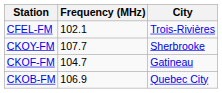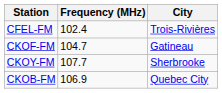(74, 29) 102.1 -> (74, 29) 102.4
rows swapped: (31, 46) <-> (31, 63)
